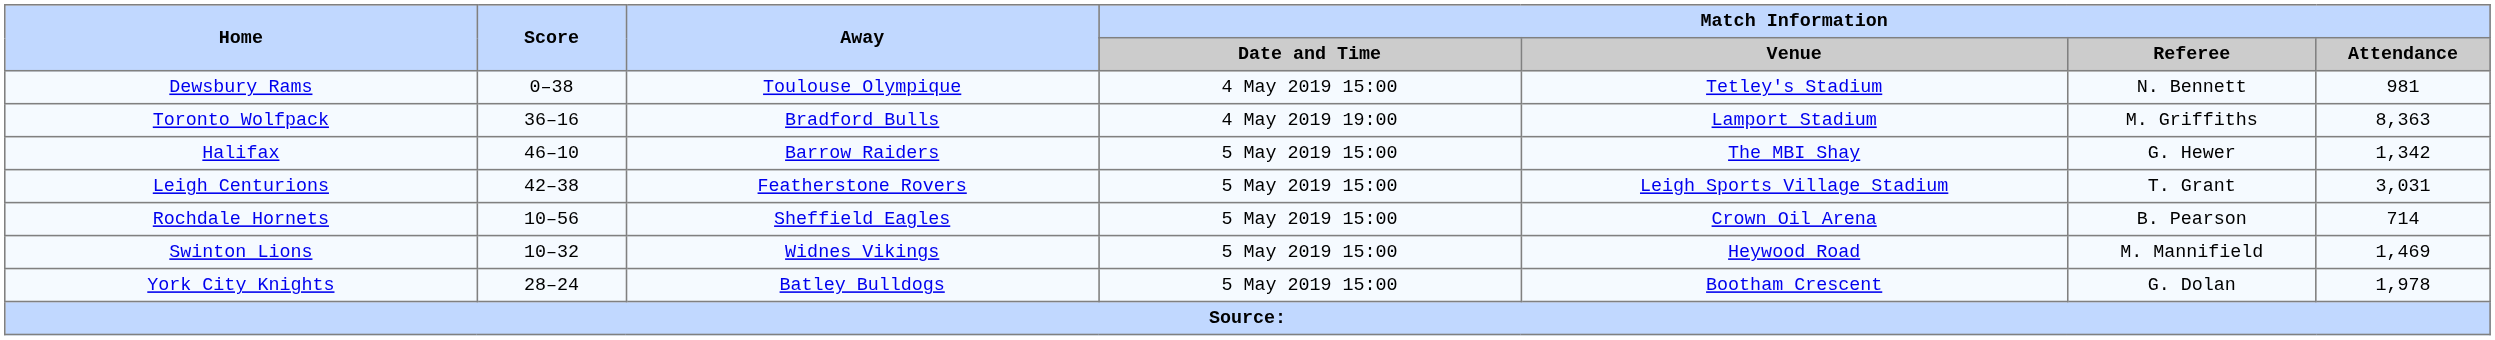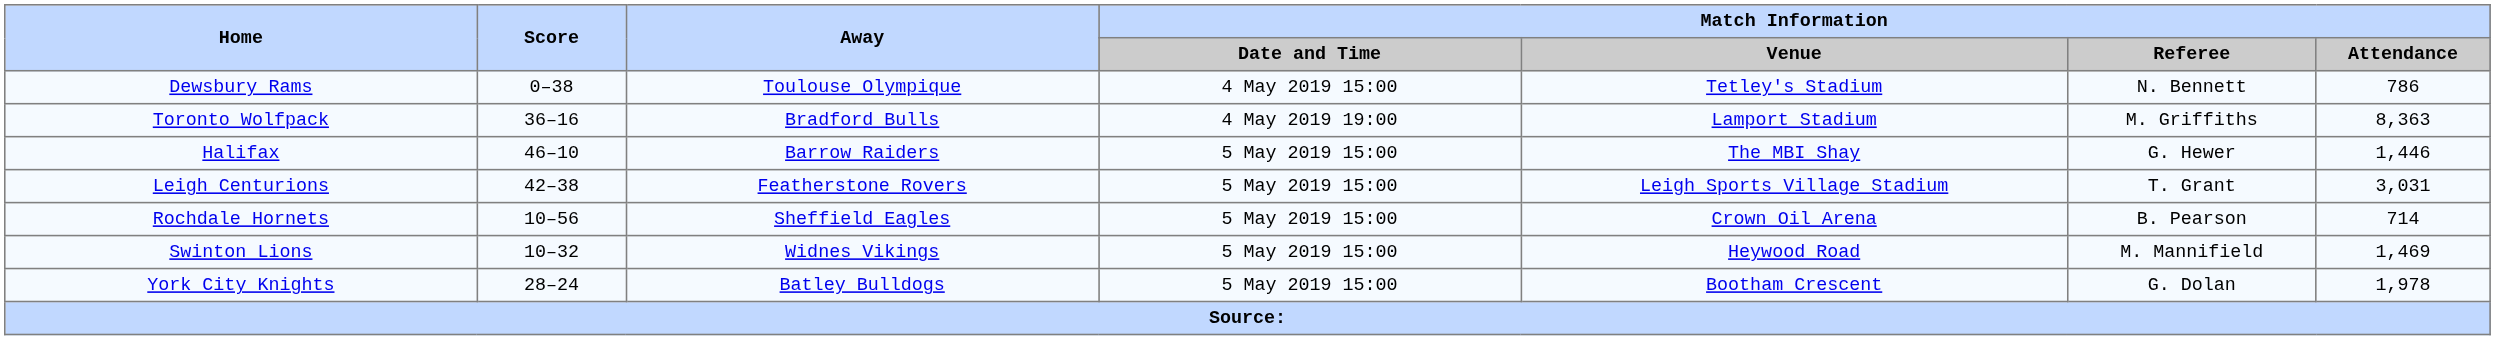(2403, 87) 981 -> (2403, 87) 786
(2403, 153) 1,342 -> (2403, 153) 1,446
